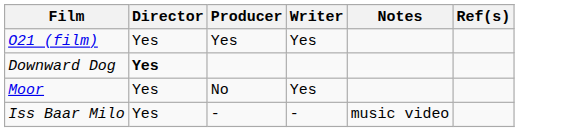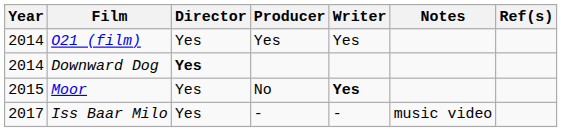+ column: (26, 17)
(303, 90) normal -> (346, 90) bold
